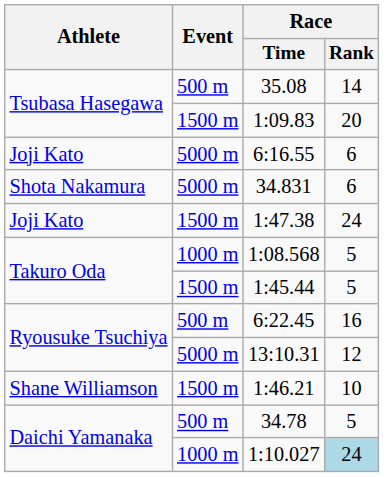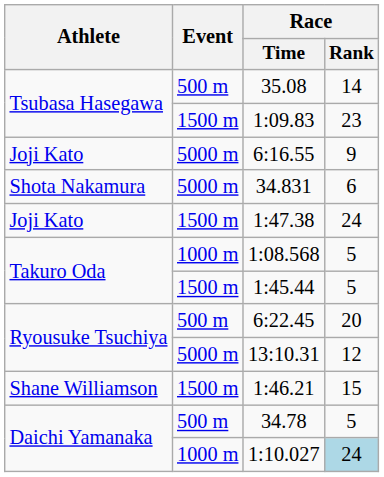(351, 120) 20 -> (351, 120) 23
(351, 153) 6 -> (351, 153) 9
(351, 321) 16 -> (351, 321) 20
(351, 388) 10 -> (351, 388) 15
